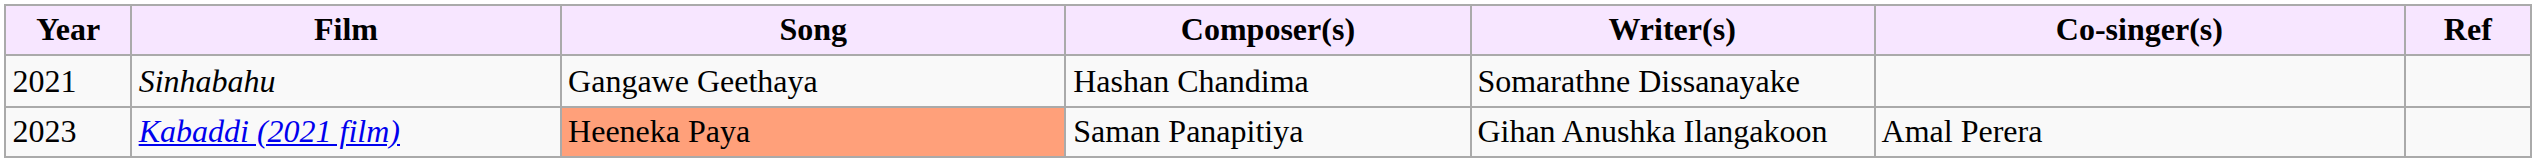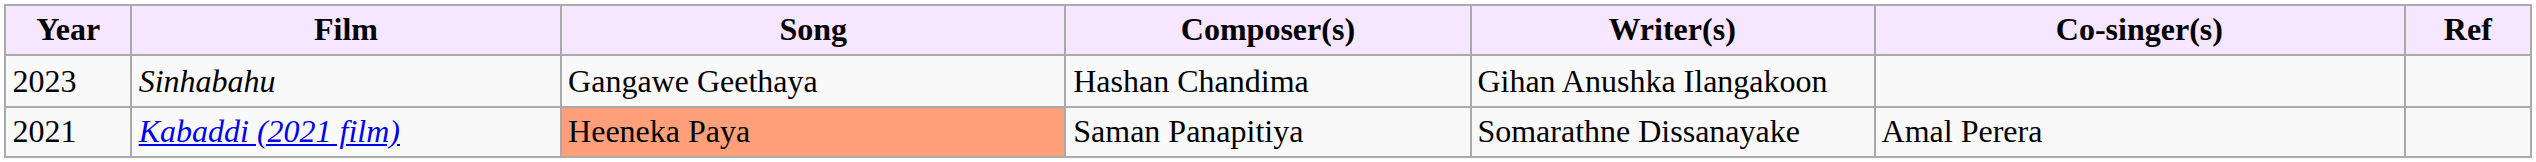(44, 80) 2021 -> (44, 80) 2023
(1639, 80) Somarathne Dissanayake -> (1652, 80) Gihan Anushka Ilangakoon
(44, 131) 2023 -> (44, 131) 2021
(1652, 131) Gihan Anushka Ilangakoon -> (1639, 131) Somarathne Dissanayake
